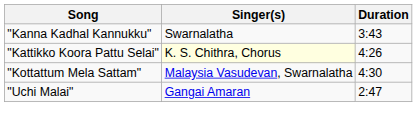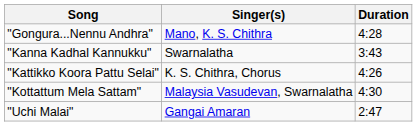+ row: (80, 34)
(223, 53) lightyellow background -> (223, 73) no background
